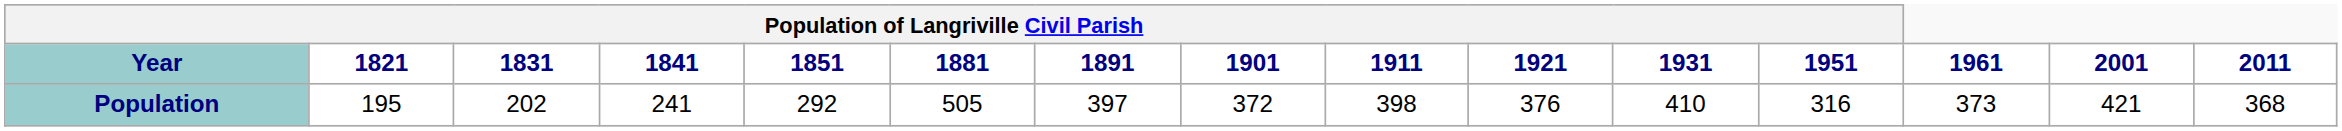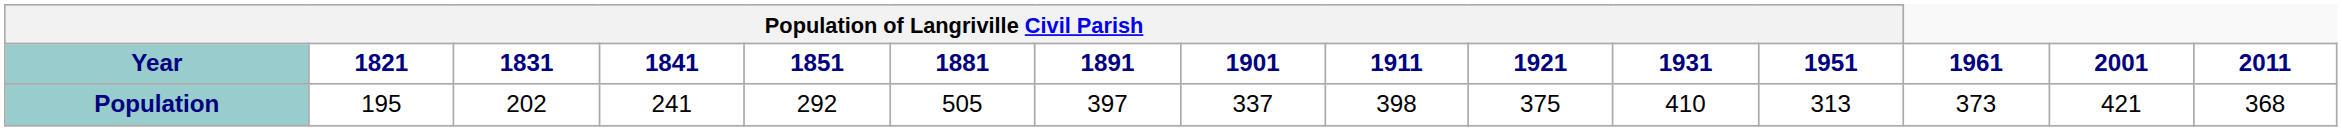(1253, 104) 372 -> (1253, 104) 337
(1540, 104) 376 -> (1540, 104) 375
(1831, 104) 316 -> (1831, 104) 313
